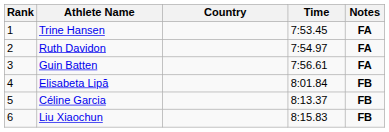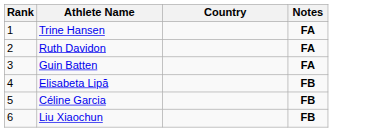- column: (317, 13)
